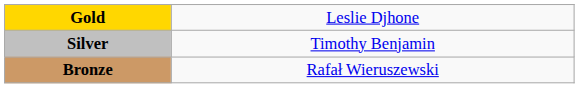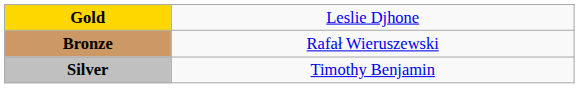rows swapped: (88, 43) <-> (88, 69)
